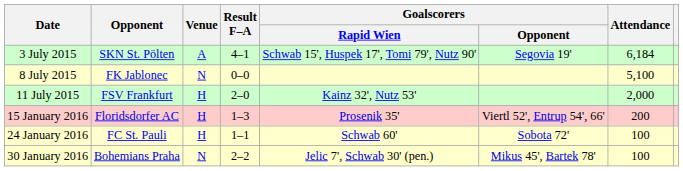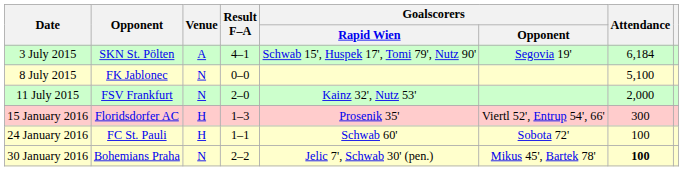(202, 95) H -> (202, 95) N
(640, 115) 200 -> (640, 115) 300
(640, 156) normal -> (640, 156) bold
